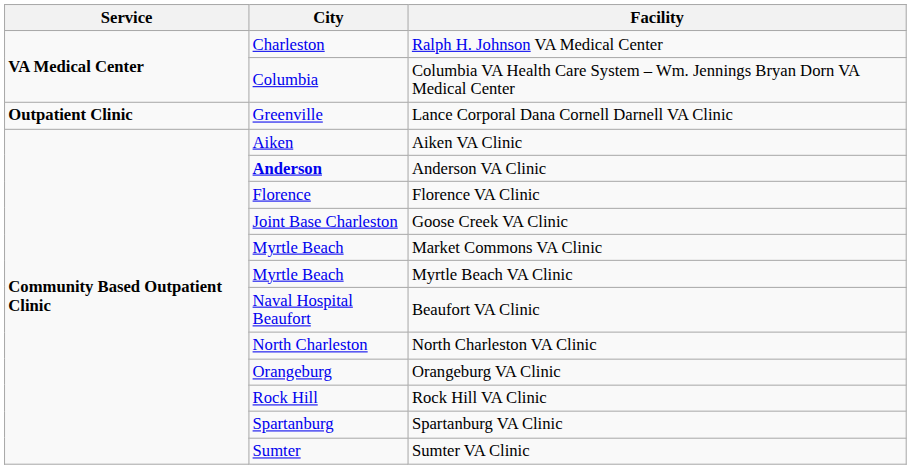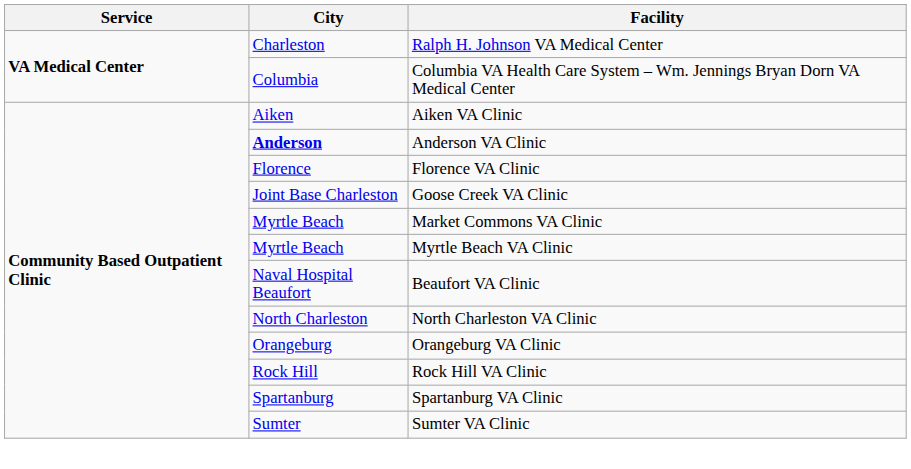- row: (572, 115)
